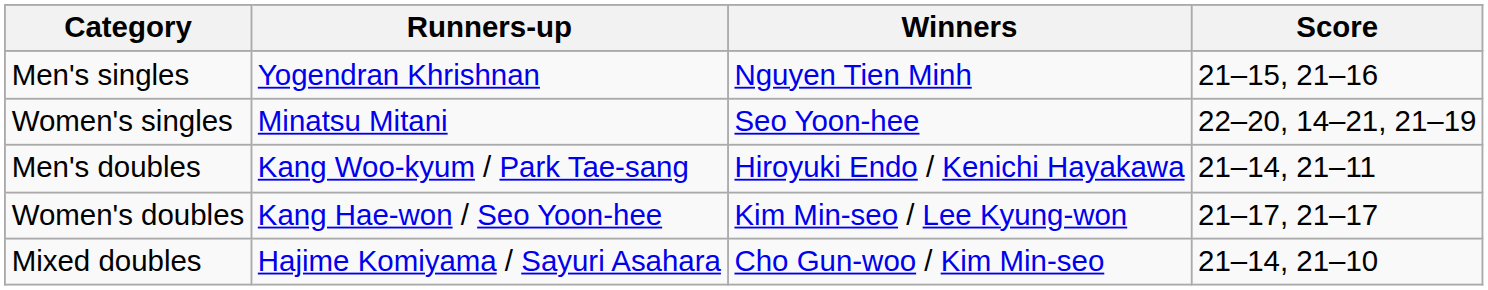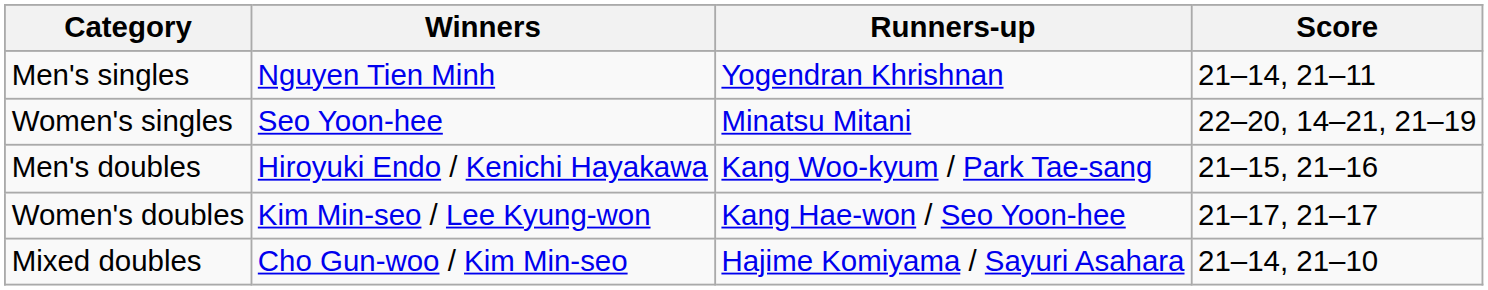columns swapped: (959, 27) <-> (489, 27)
(1288, 74) 21–15, 21–16 -> (1287, 74) 21–14, 21–11
(1287, 167) 21–14, 21–11 -> (1288, 167) 21–15, 21–16
